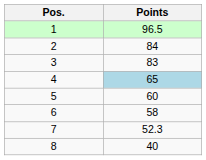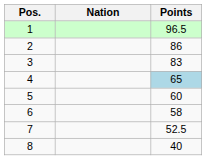+ column: (103, 12)
(152, 46) 84 -> (176, 46) 86
(152, 130) 52.3 -> (176, 130) 52.5
